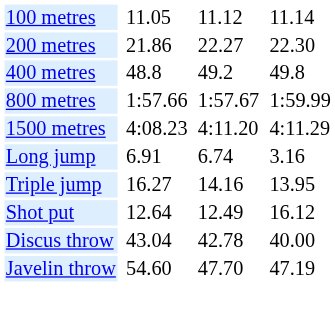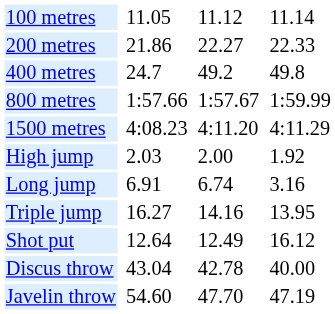(292, 45) 22.30 -> (292, 45) 22.33
(144, 72) 48.8 -> (144, 72) 24.7
+ row: (50, 156)
